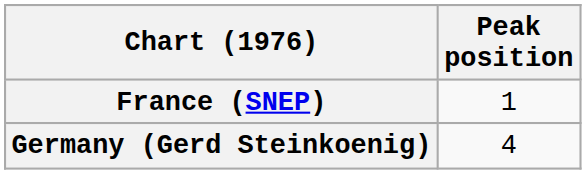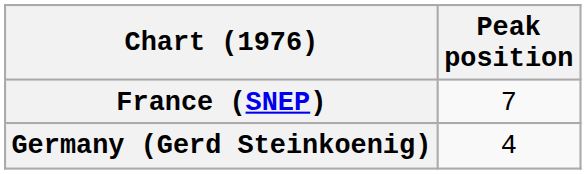(509, 102) 1 -> (509, 102) 7
